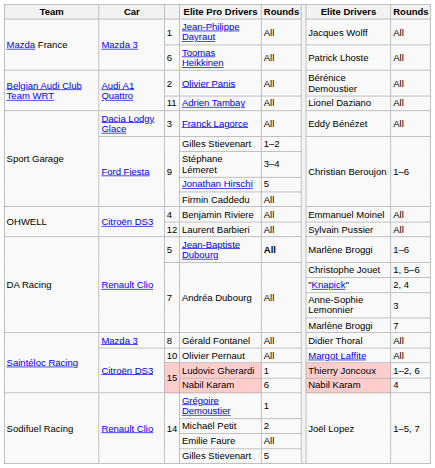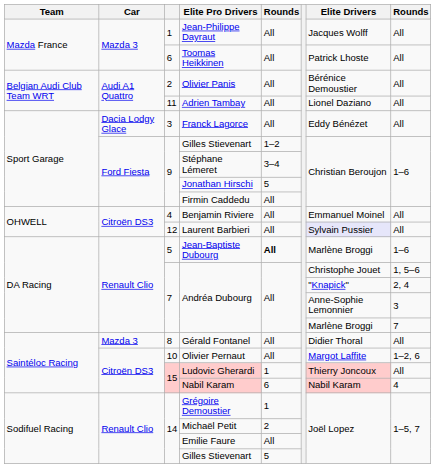(341, 229) no background -> (341, 229) lavender background
(399, 355) All -> (406, 355) 1–2, 6
(406, 370) 1–2, 6 -> (399, 370) All
